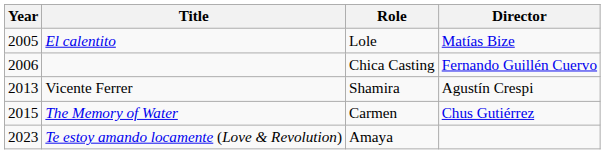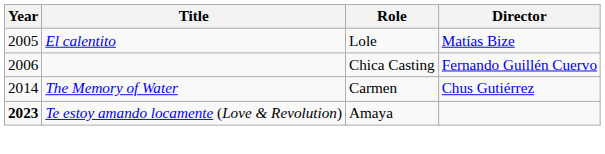- row: (89, 88)
(23, 112) 2015 -> (23, 88) 2014
(23, 137) normal -> (23, 112) bold
